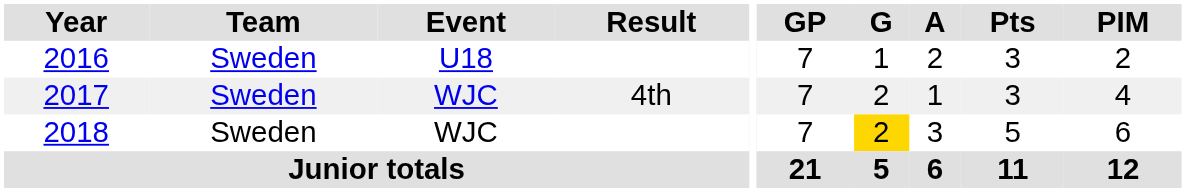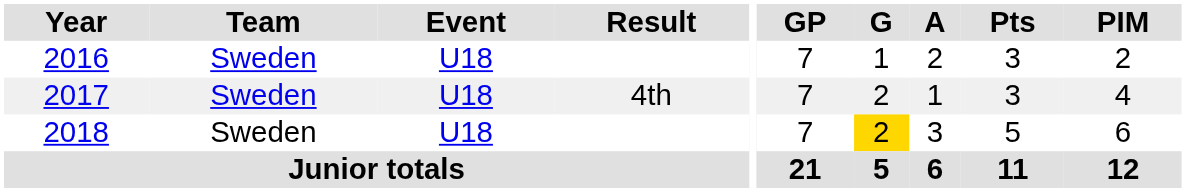(466, 95) WJC -> (466, 95) U18
(466, 132) WJC -> (466, 132) U18
